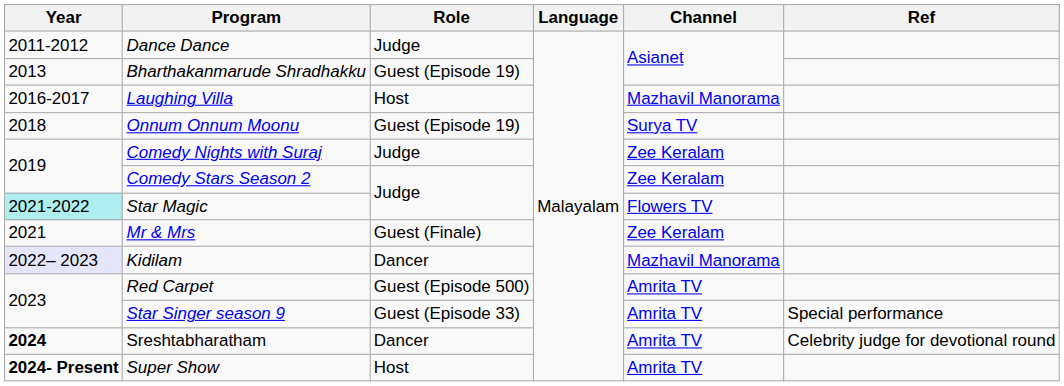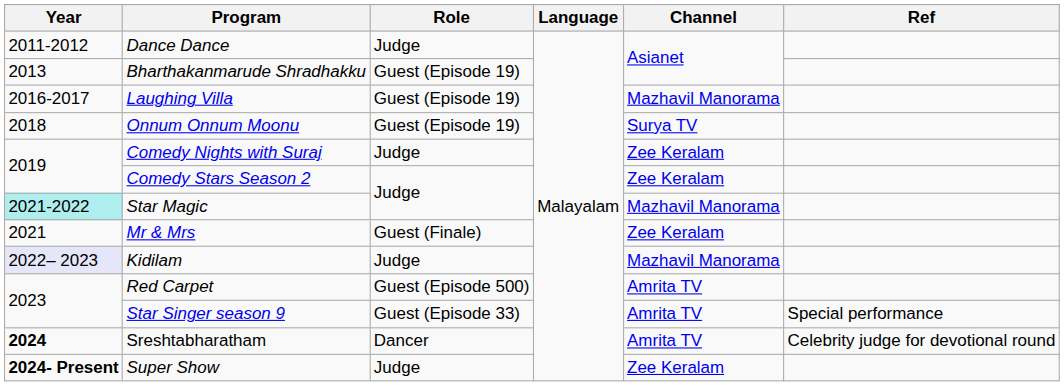(391, 98) Host -> (447, 98) Guest (Episode 19)
(670, 206) Flowers TV -> (703, 206) Mazhavil Manorama
(401, 260) Dancer -> (397, 260) Judge
(391, 367) Host -> (397, 367) Judge
(665, 367) Amrita TV -> (676, 367) Zee Keralam
